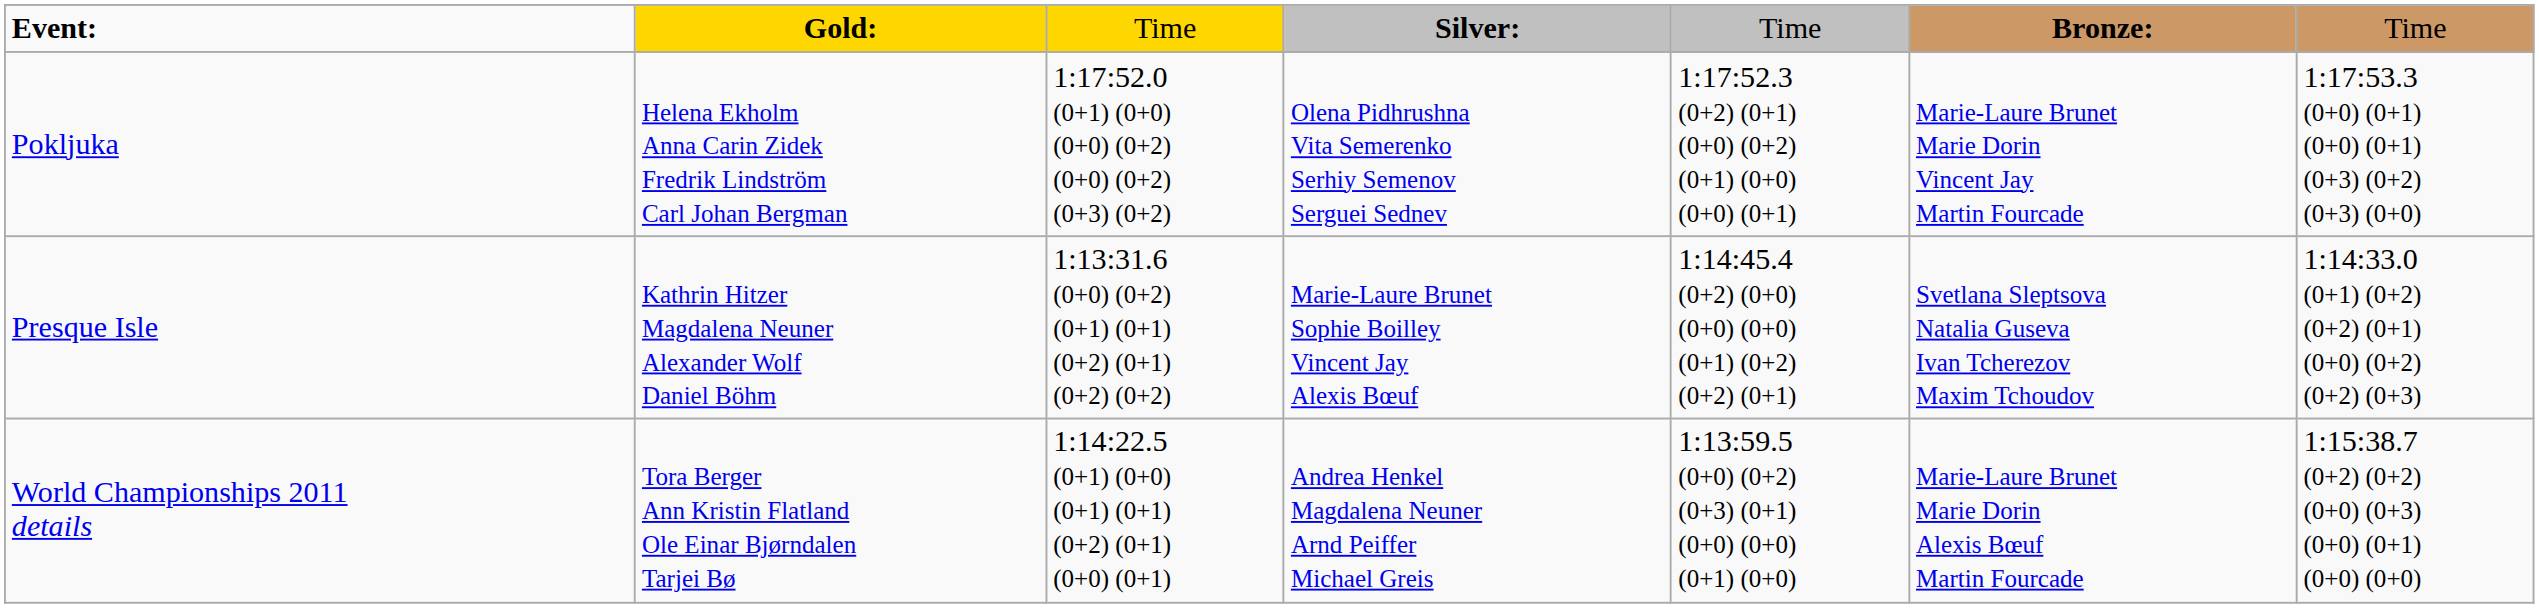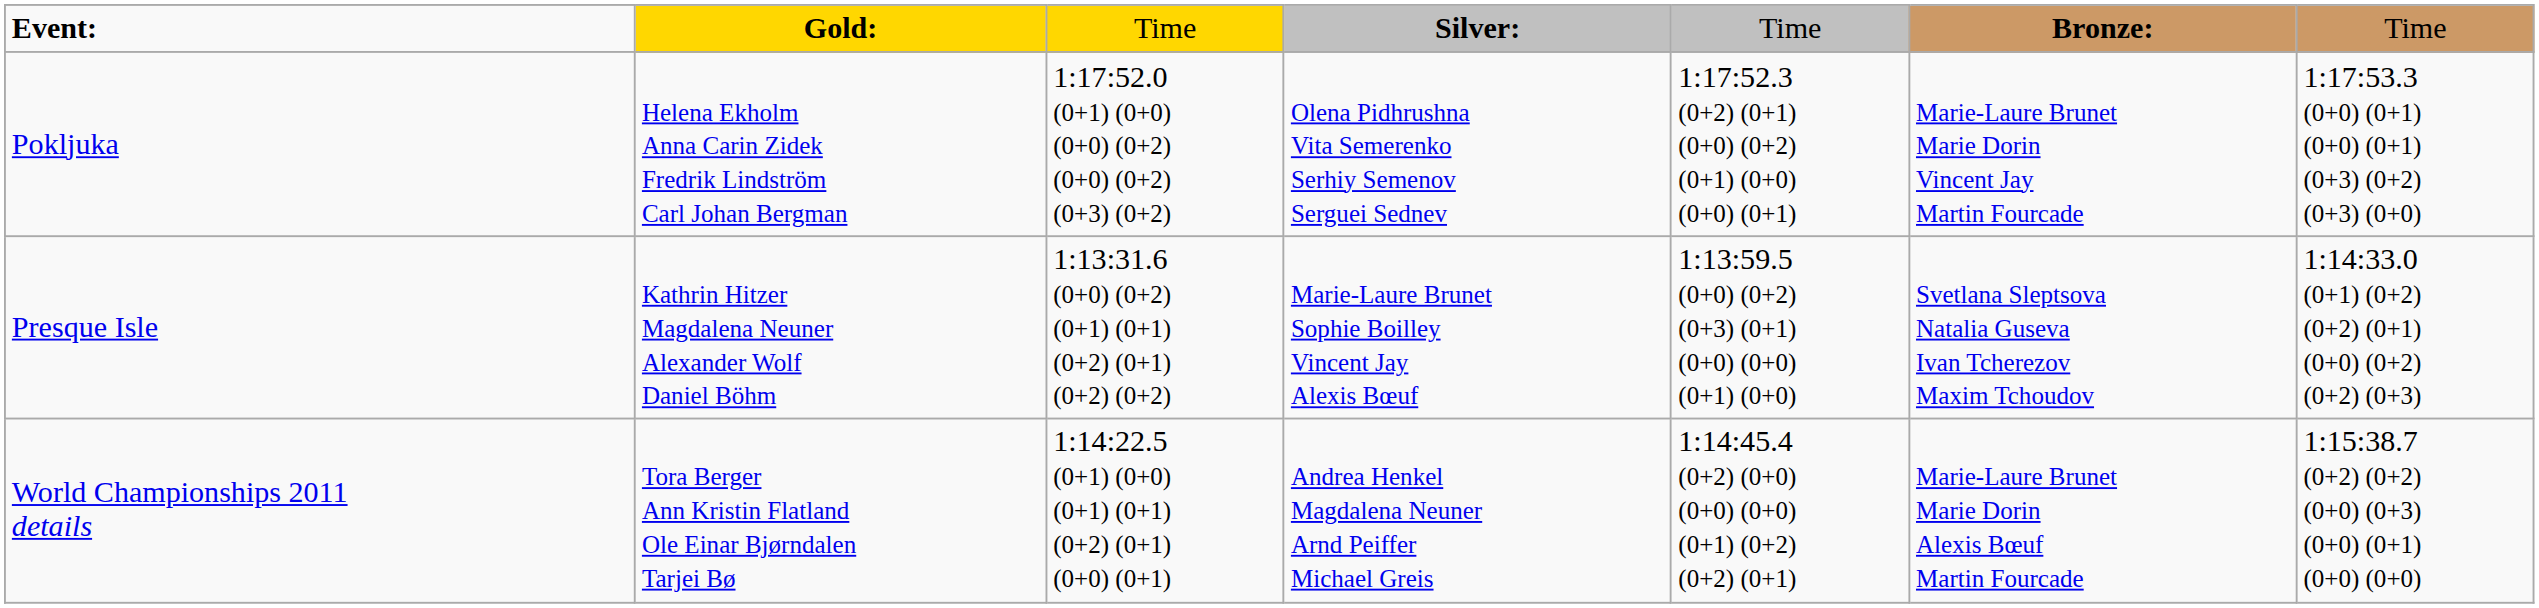(1737, 326) 1:14:45.4 (0+2) (0+0) (0+0) (0+0) (0+1) (0+2) (0+2) (0+1) -> (1737, 326) 1:13:59.5 (0+0) (0+2) (0+3) (0+1) (0+0) (0+0) (0+1) (0+0)
(1737, 509) 1:13:59.5 (0+0) (0+2) (0+3) (0+1) (0+0) (0+0) (0+1) (0+0) -> (1737, 509) 1:14:45.4 (0+2) (0+0) (0+0) (0+0) (0+1) (0+2) (0+2) (0+1)
